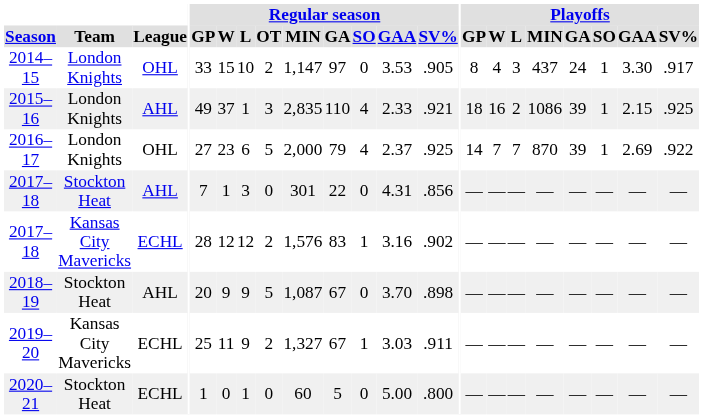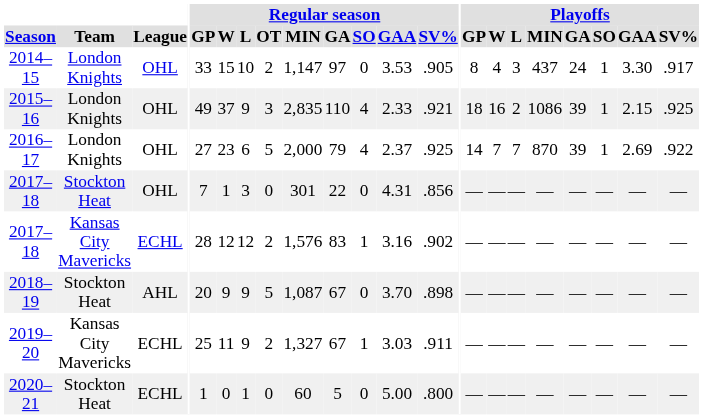(160, 108) AHL -> (160, 108) OHL
(246, 108) 1 -> (246, 108) 9
(160, 190) AHL -> (160, 190) OHL
